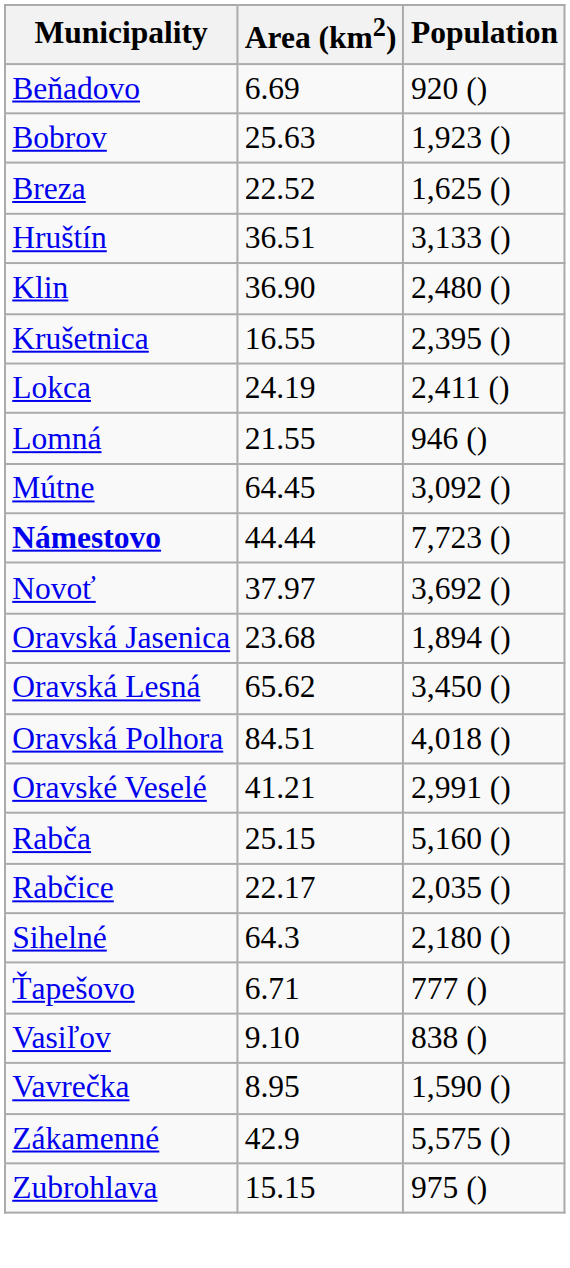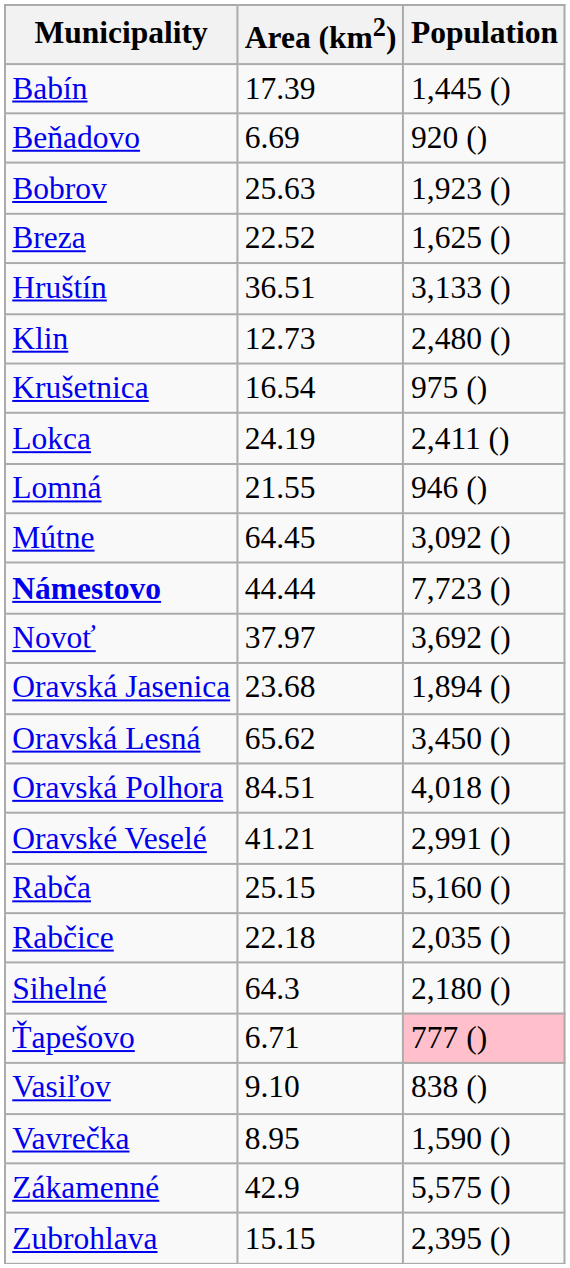+ row: (50, 88)
(280, 287) 36.90 -> (280, 337) 12.73
(280, 337) 16.55 -> (280, 387) 16.54
(461, 337) 2,395 () -> (449, 387) 975 ()
(280, 887) 22.17 -> (280, 937) 22.18
(449, 987) no background -> (449, 1037) pink background
(449, 1187) 975 () -> (461, 1237) 2,395 ()
